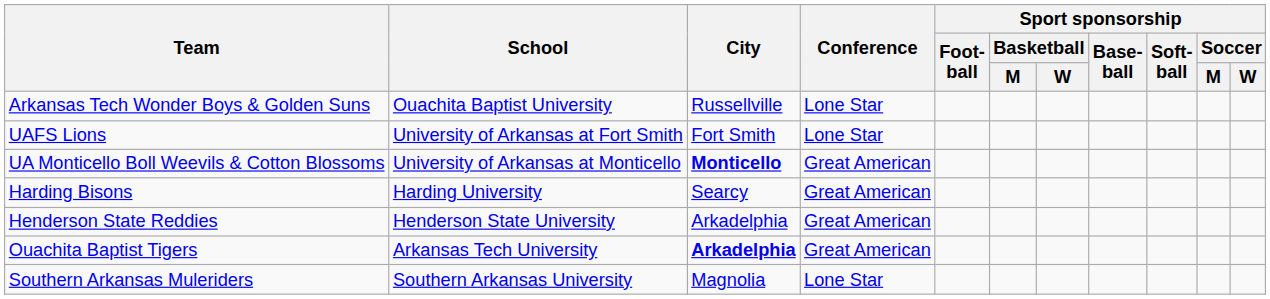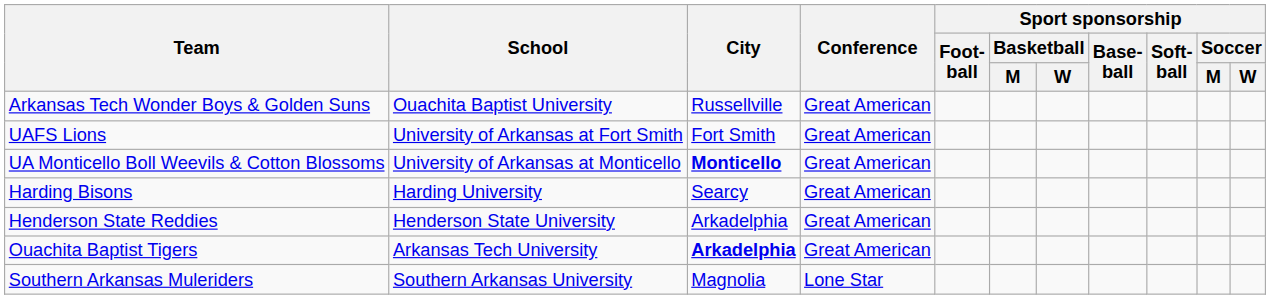(844, 105) Lone Star -> (867, 105) Great American
(844, 134) Lone Star -> (867, 134) Great American
